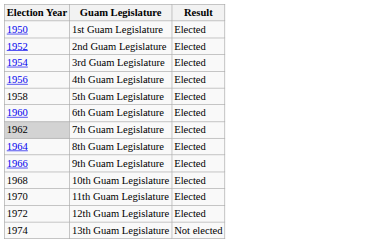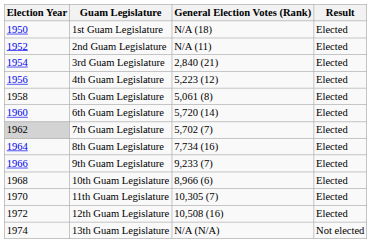+ column: (243, 12)
